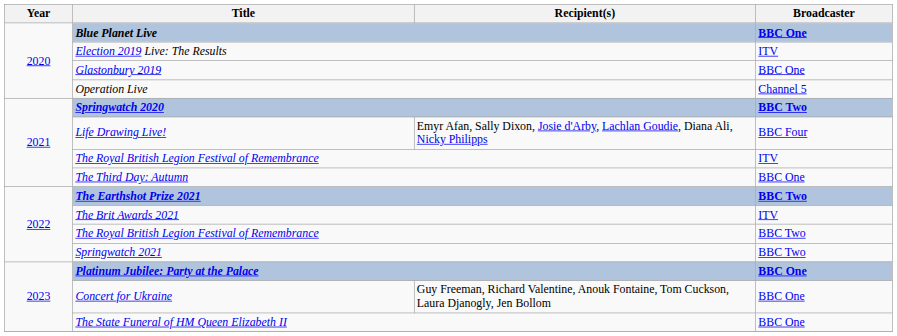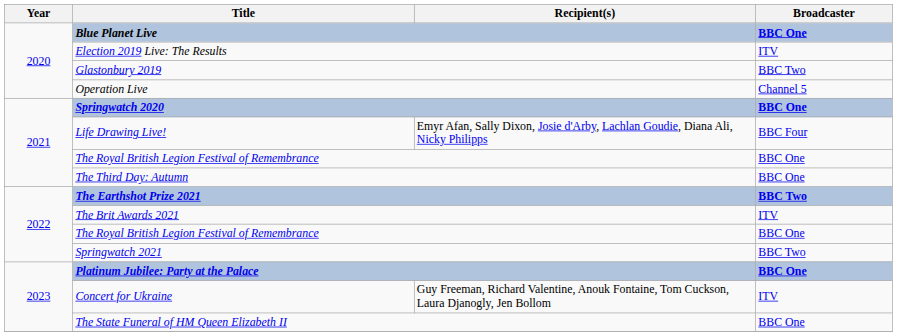(782, 70) BBC One -> (782, 70) BBC Two
(783, 107) BBC Two -> (783, 107) BBC One
(768, 158) ITV -> (782, 158) BBC One
(782, 233) BBC Two -> (782, 233) BBC One
(782, 296) BBC One -> (768, 296) ITV
